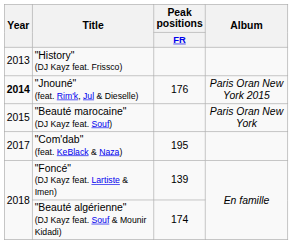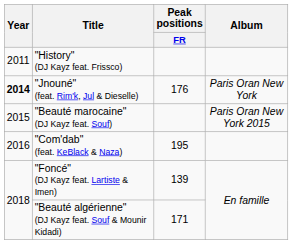(18, 61) 2013 -> (18, 61) 2011
(246, 89) Paris Oran New York 2015 -> (246, 89) Paris Oran New York
(246, 117) Paris Oran New York -> (246, 117) Paris Oran New York 2015
(18, 146) 2017 -> (18, 146) 2016
(180, 220) 174 -> (180, 220) 171
